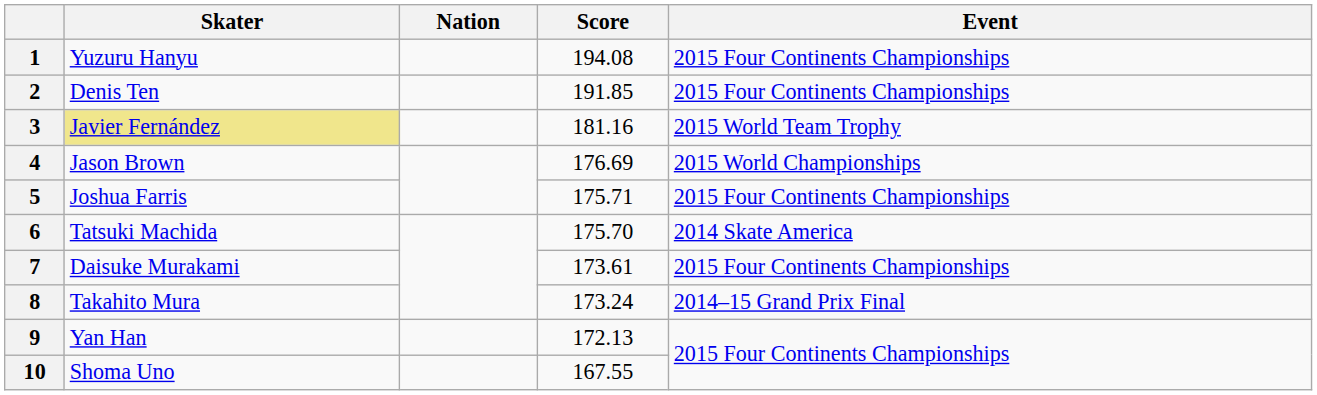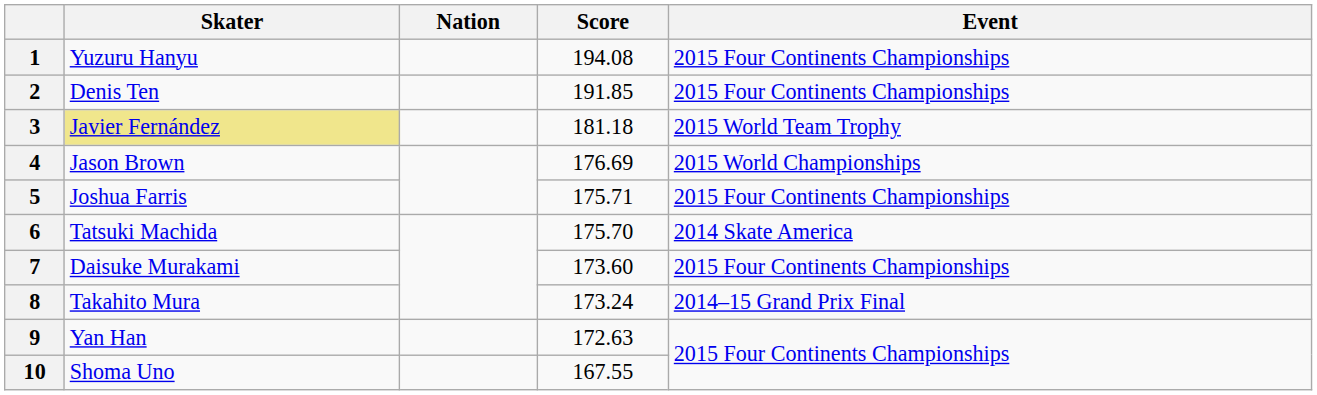(603, 127) 181.16 -> (603, 127) 181.18
(603, 267) 173.61 -> (603, 267) 173.60
(603, 337) 172.13 -> (603, 337) 172.63
